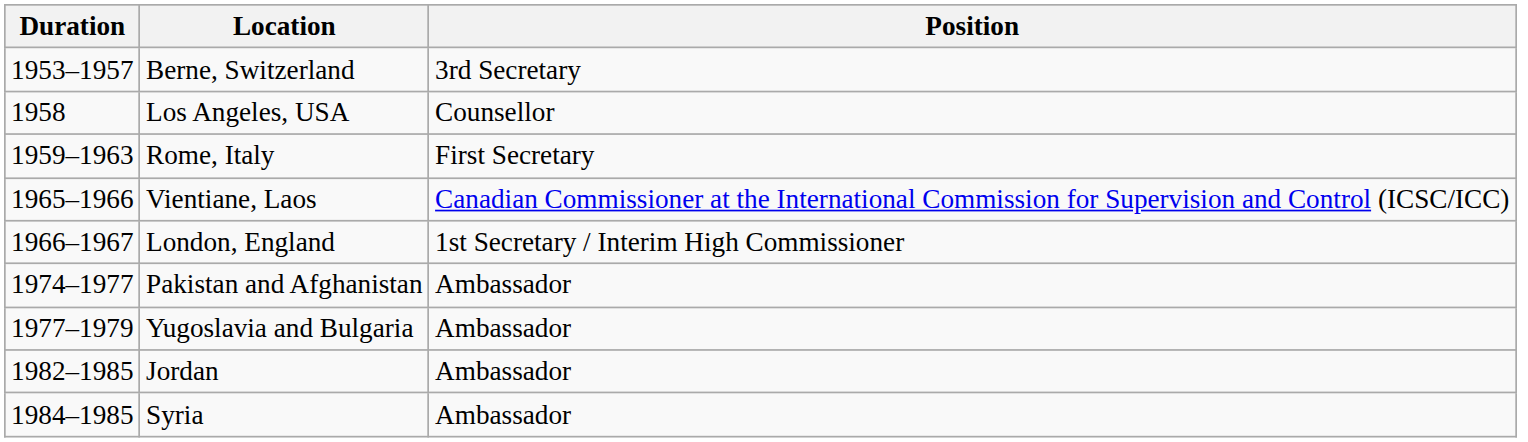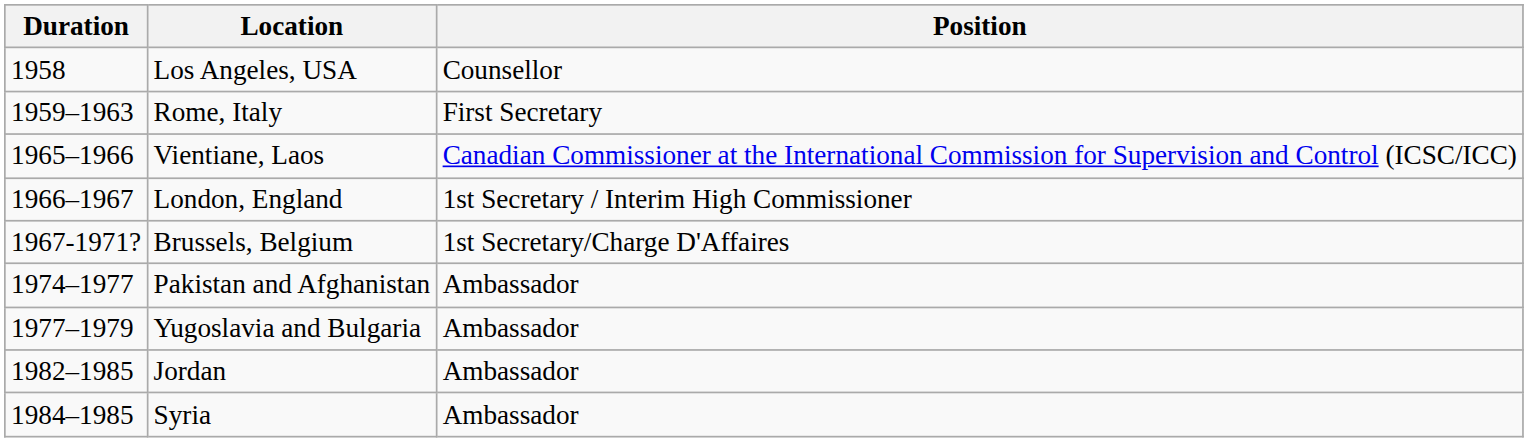- row: (250, 69)
+ row: (253, 241)
